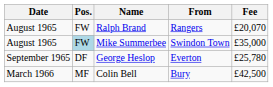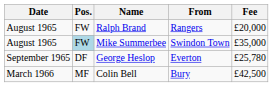(250, 27) £20,070 -> (250, 27) £20,000
